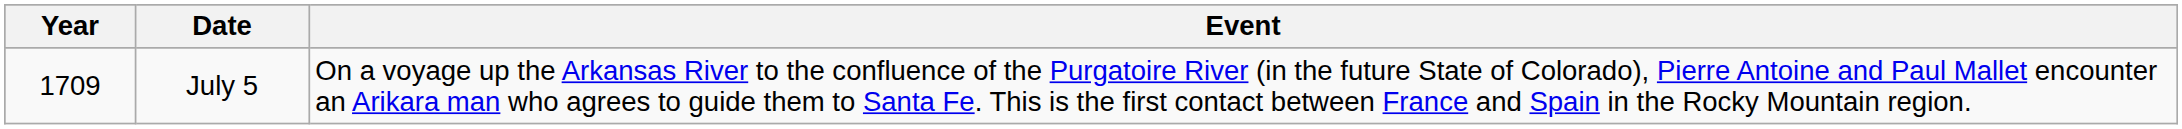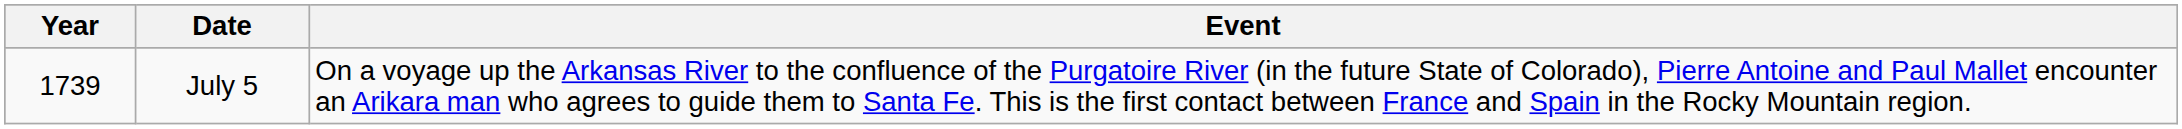(70, 85) 1709 -> (70, 85) 1739
